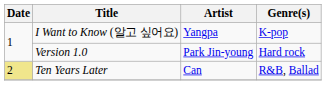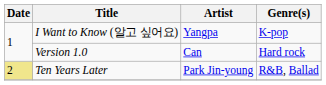(218, 52) Park Jin-young -> (193, 52) Can
(193, 70) Can -> (218, 70) Park Jin-young
